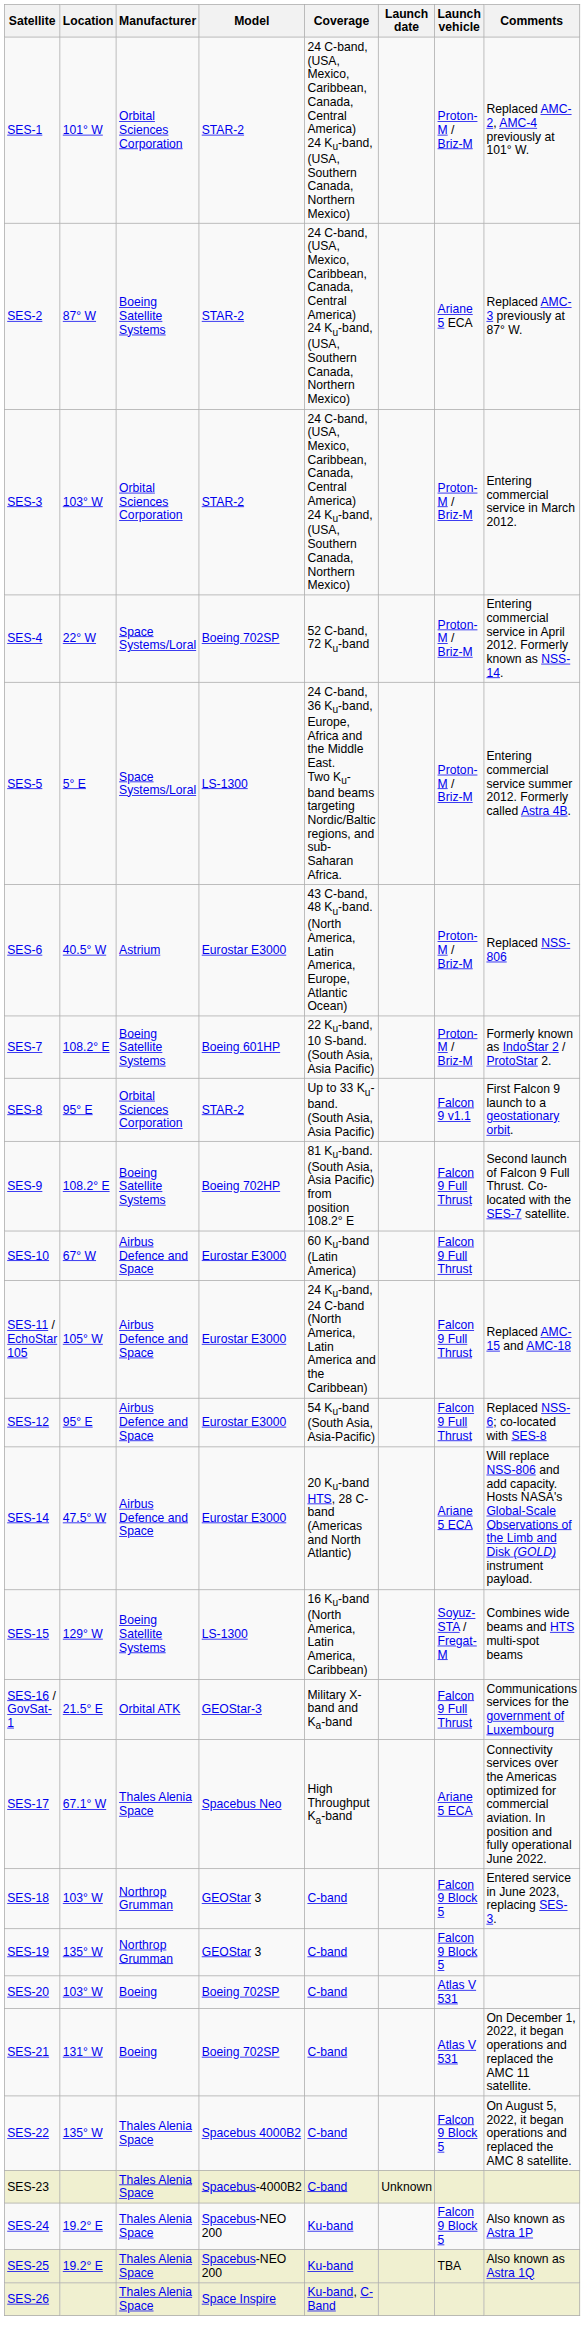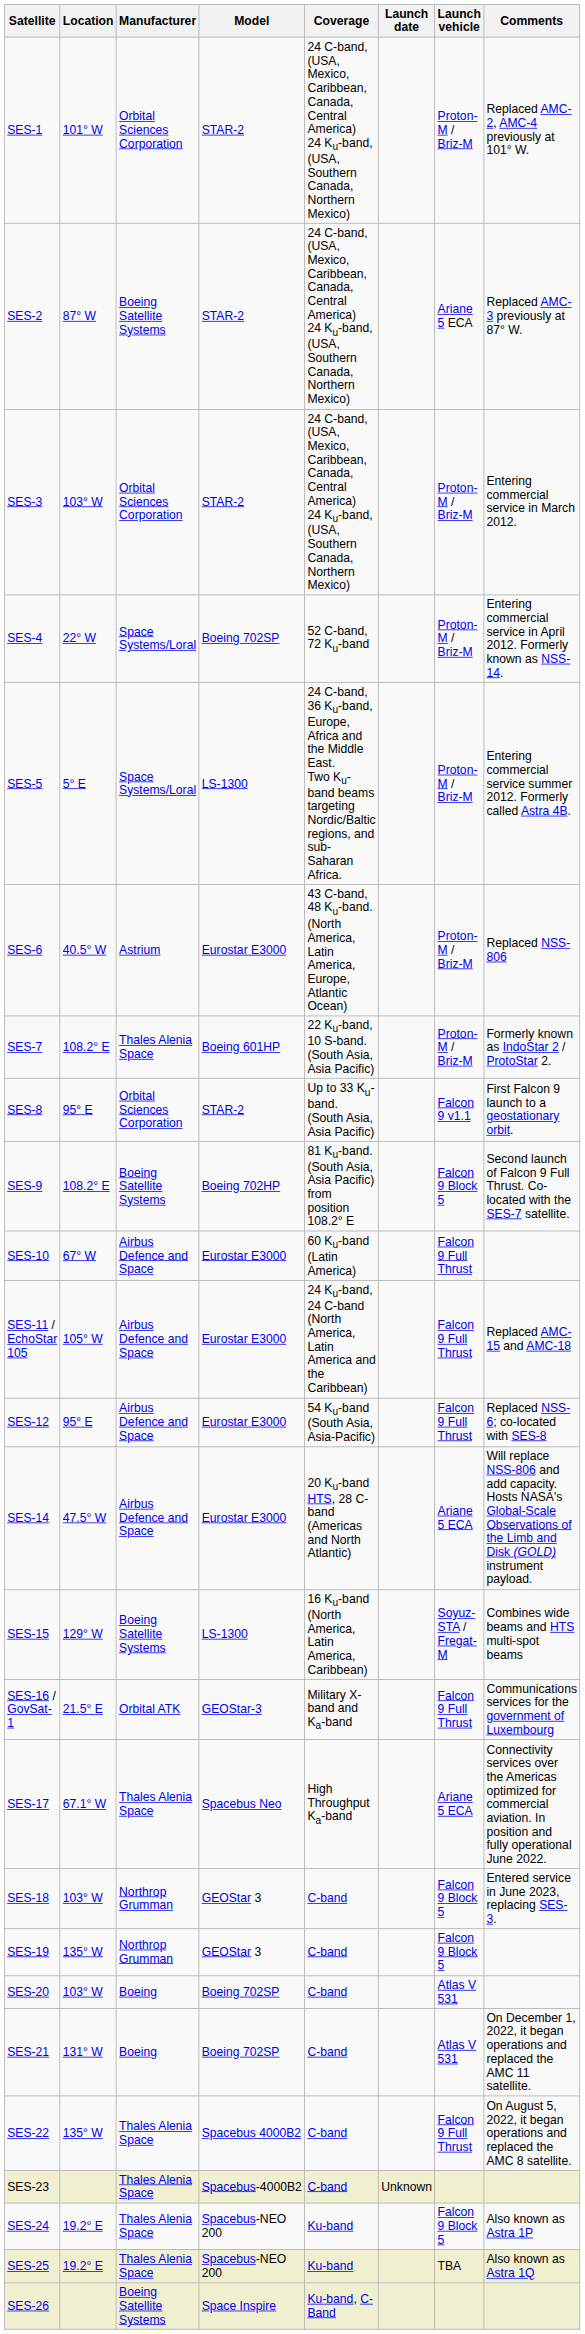(142, 1047) Boeing Satellite Systems -> (156, 1047) Thales Alenia Space
(456, 1186) Falcon 9 Full Thrust -> (458, 1186) Falcon 9 Block 5
(458, 2133) Falcon 9 Block 5 -> (456, 2133) Falcon 9 Full Thrust
(156, 2299) Thales Alenia Space -> (142, 2306) Boeing Satellite Systems
